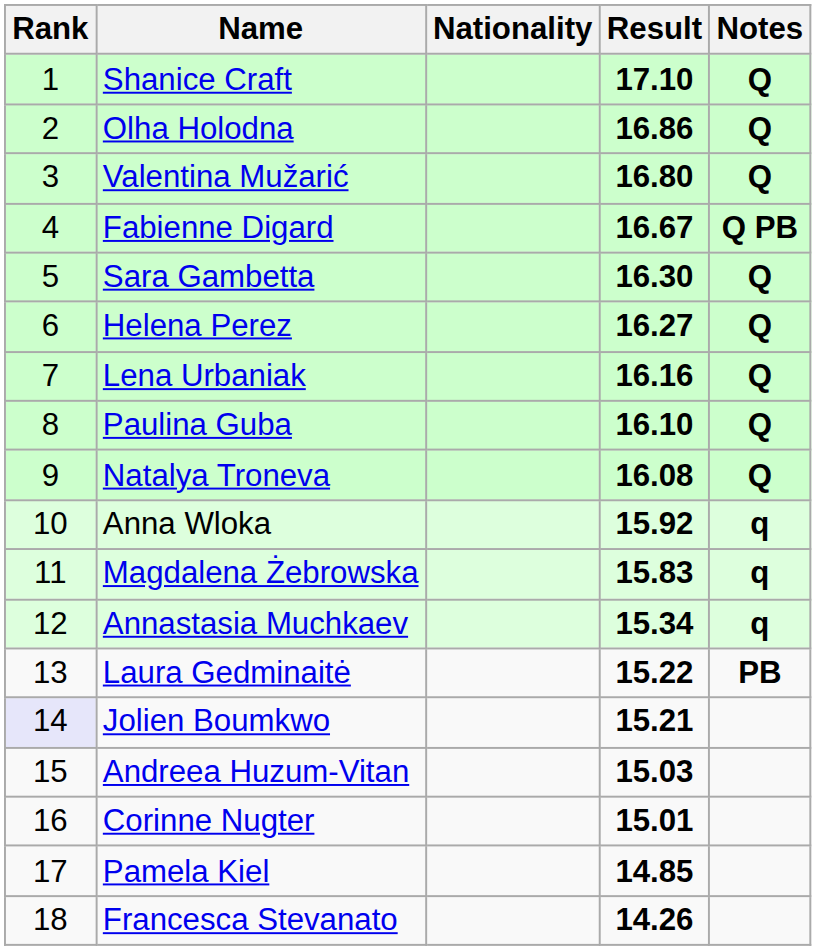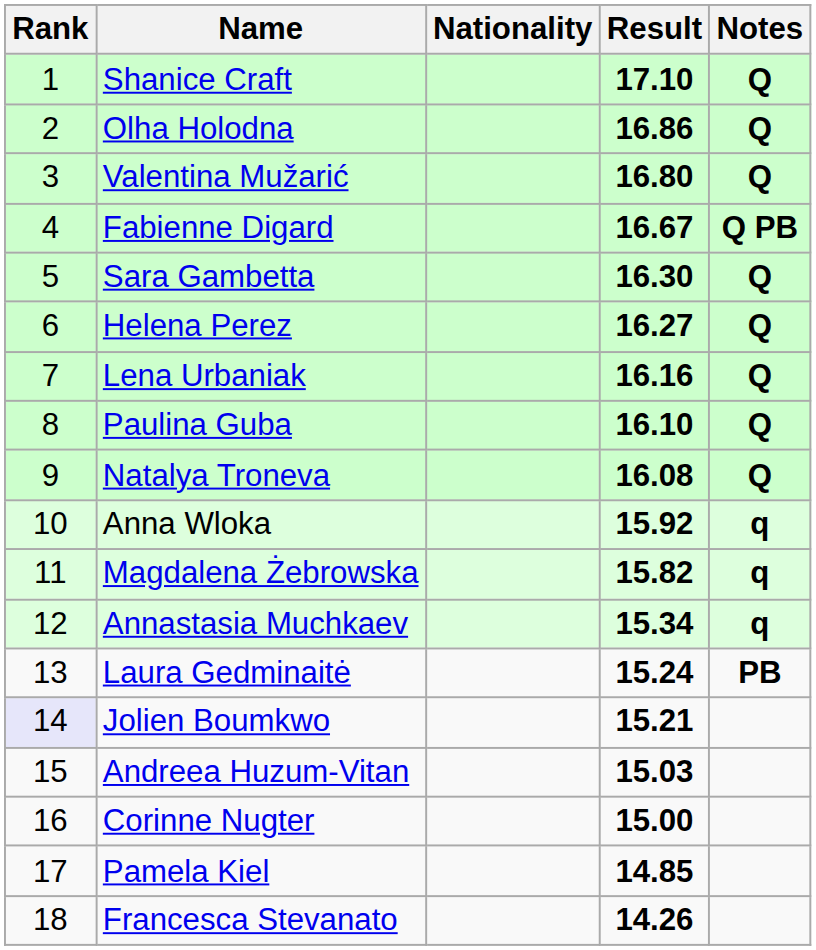(654, 573) 15.83 -> (654, 573) 15.82
(654, 672) 15.22 -> (654, 672) 15.24
(654, 820) 15.01 -> (654, 820) 15.00
